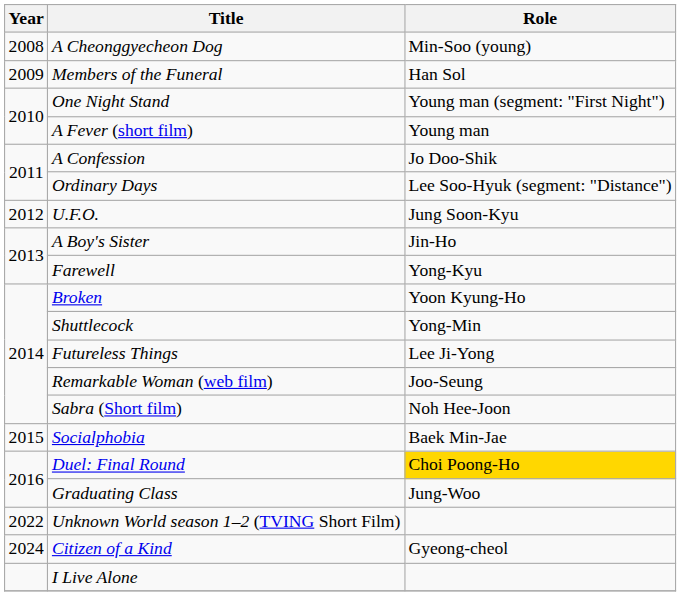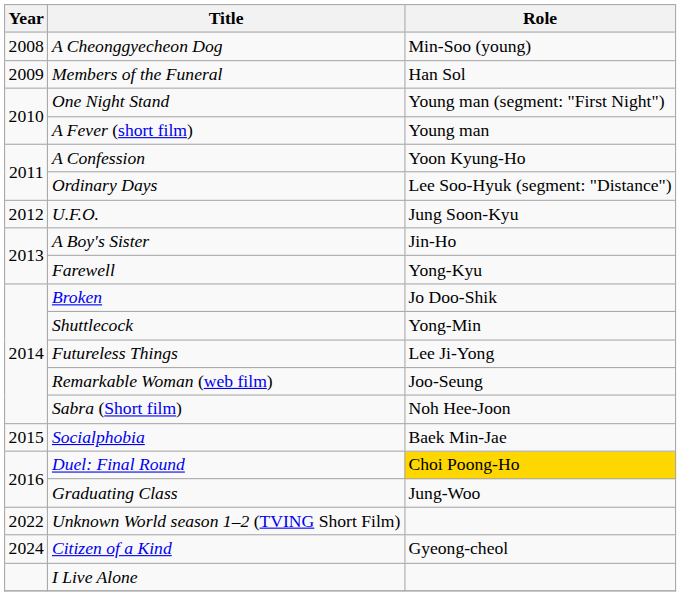(453, 158) Jo Doo-Shik -> (467, 158) Yoon Kyung-Ho
(467, 297) Yoon Kyung-Ho -> (453, 297) Jo Doo-Shik
